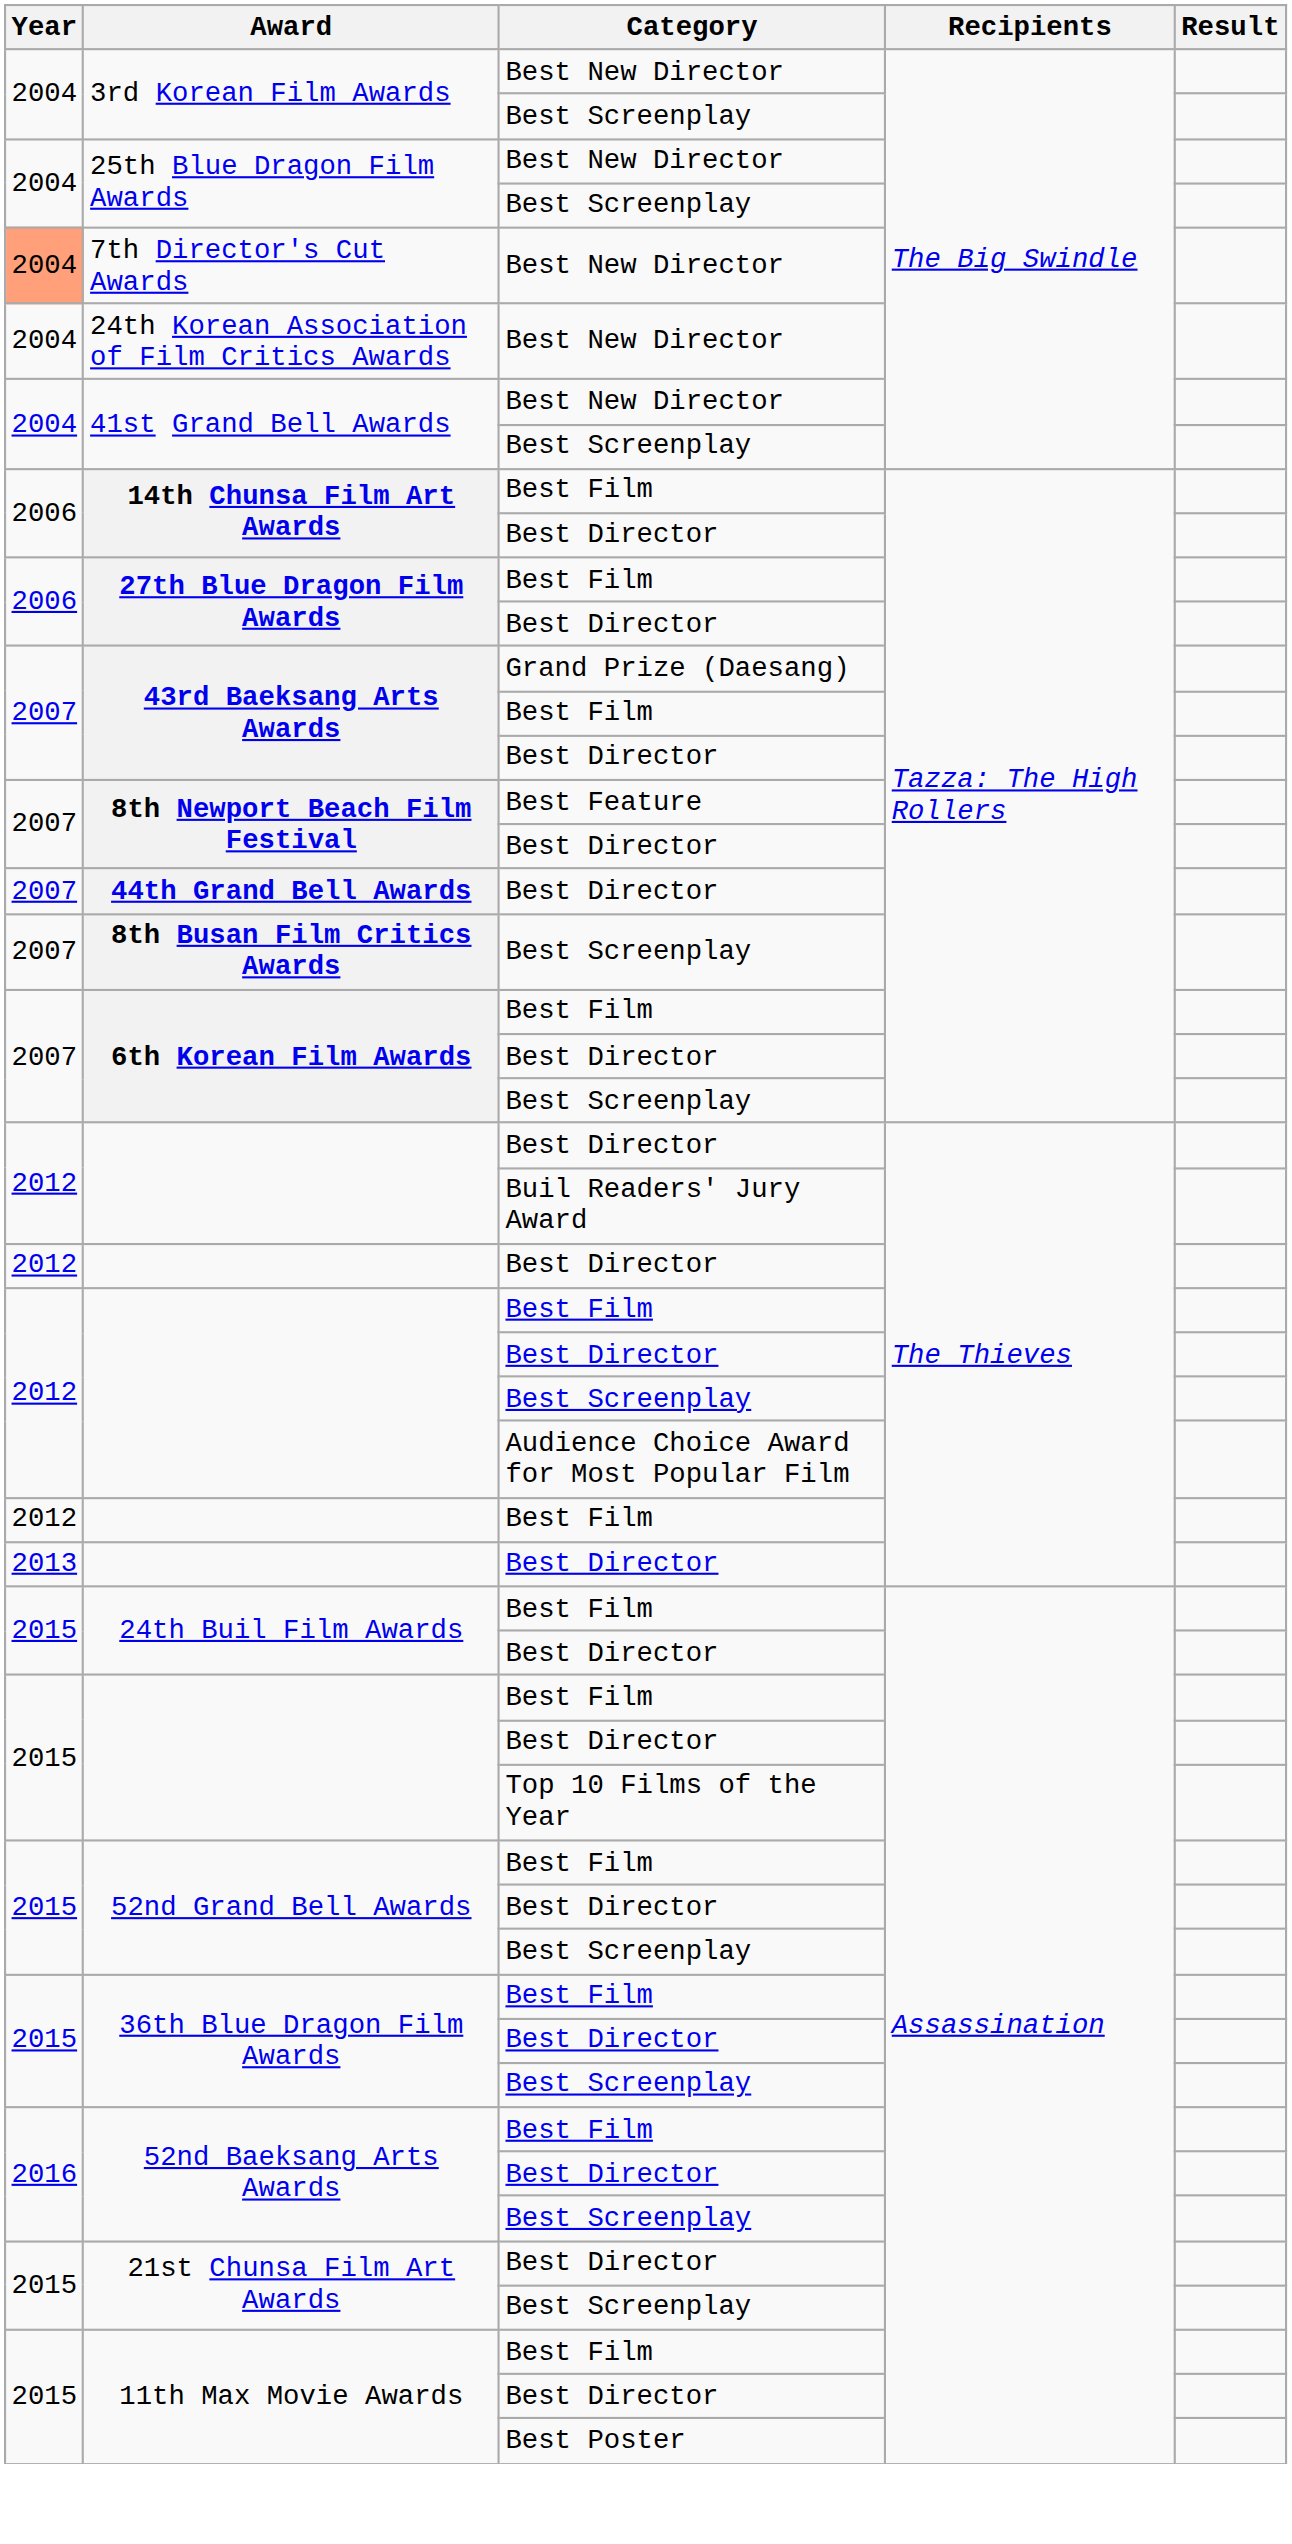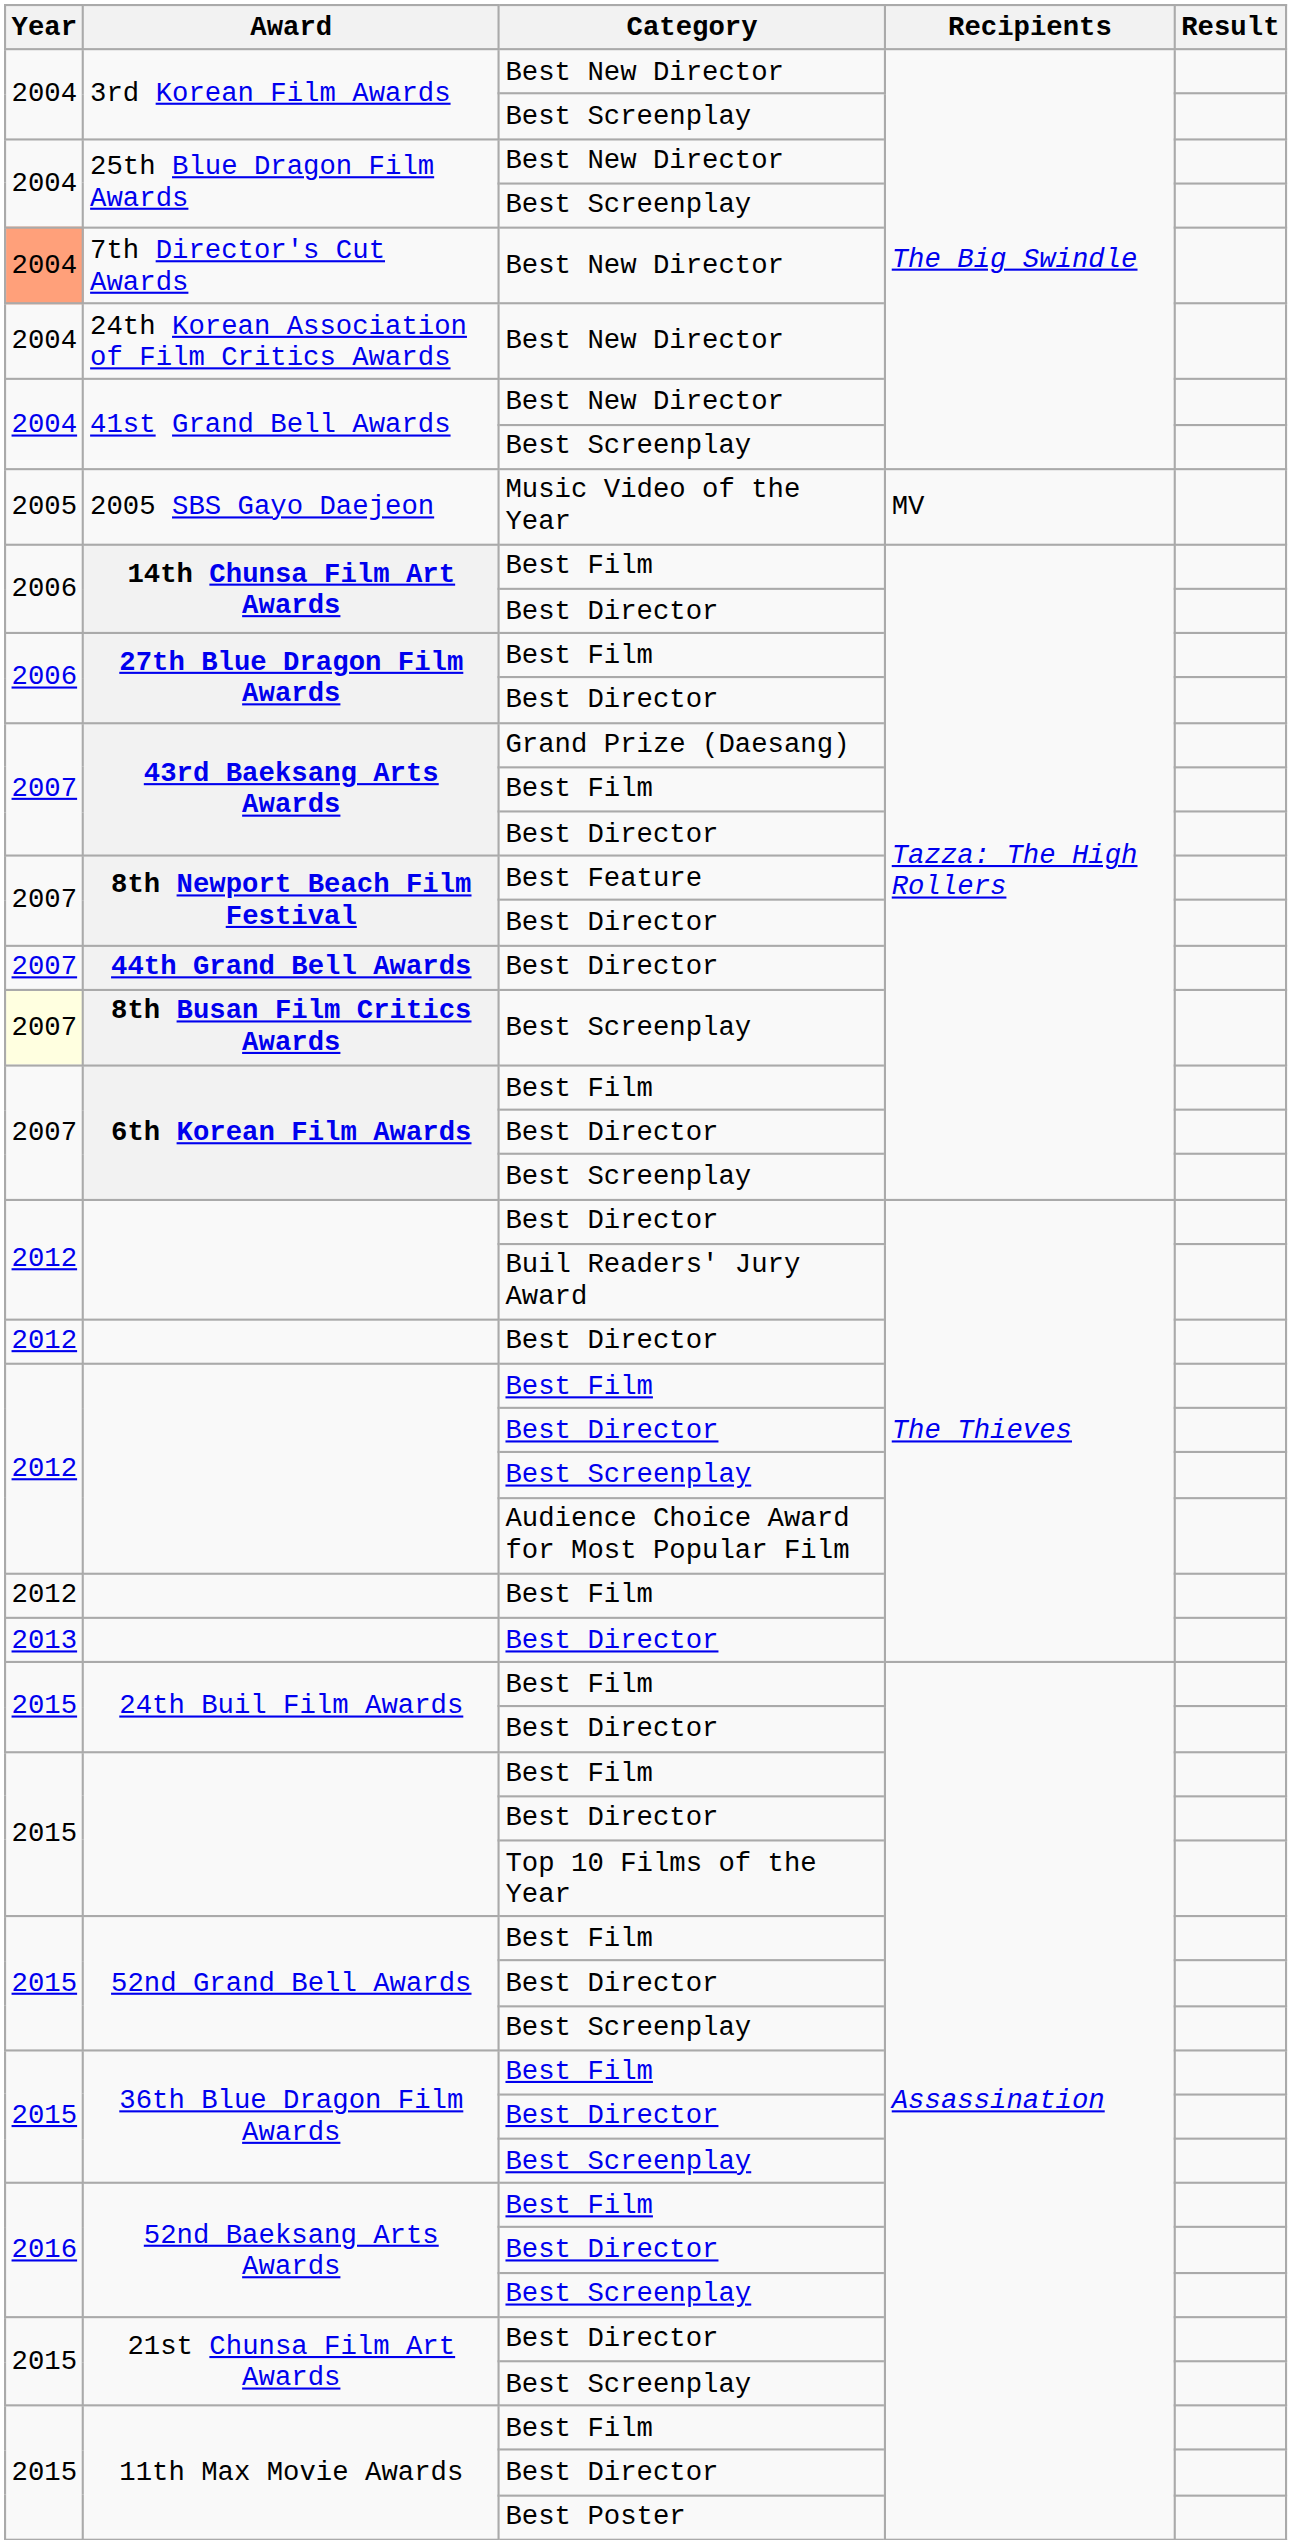+ row: (262, 506)
(44, 951) no background -> (44, 1027) lightyellow background
